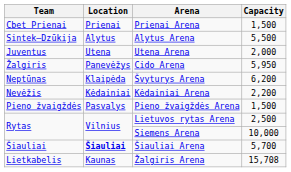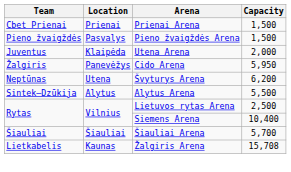rows swapped: (165, 38) <-> (187, 106)
(98, 52) Utena -> (105, 52) Klaipėda
(105, 79) Klaipėda -> (98, 79) Utena
- row: (172, 92)
(264, 133) 10,000 -> (264, 120) 10,400
(105, 147) bold -> (105, 133) normal
